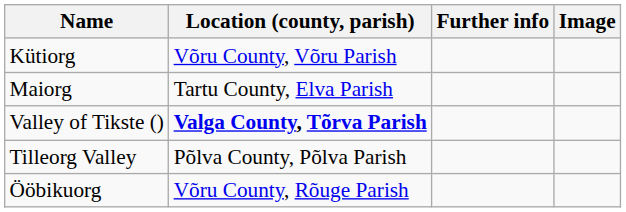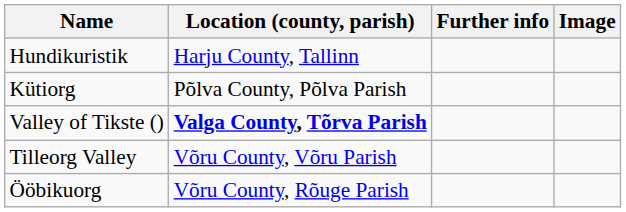+ row: (69, 55)
(285, 55) Võru County, Võru Parish -> (290, 88) Põlva County, Põlva Parish
- row: (41, 88)
(290, 156) Põlva County, Põlva Parish -> (285, 156) Võru County, Võru Parish
